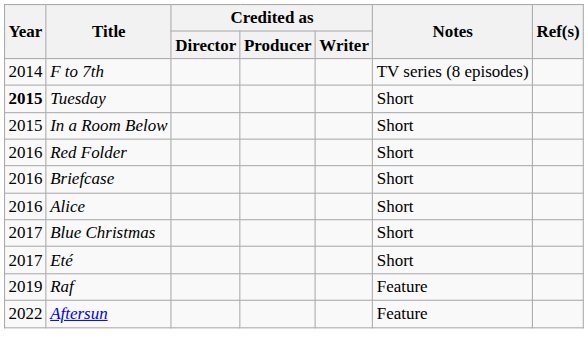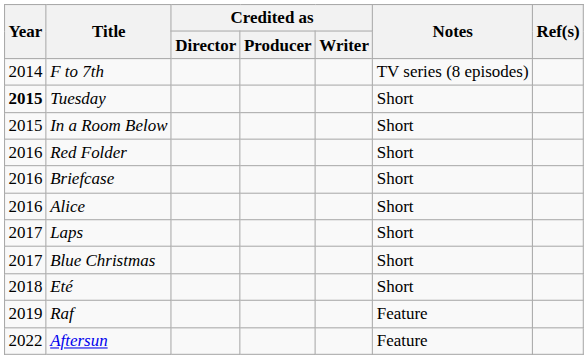+ row: (67, 233)
(25, 260) 2017 -> (25, 286) 2018
